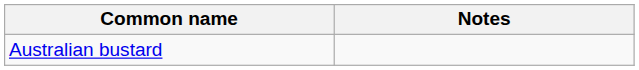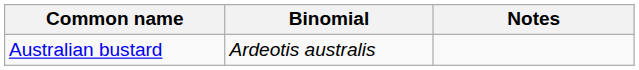+ column: (329, 19)
